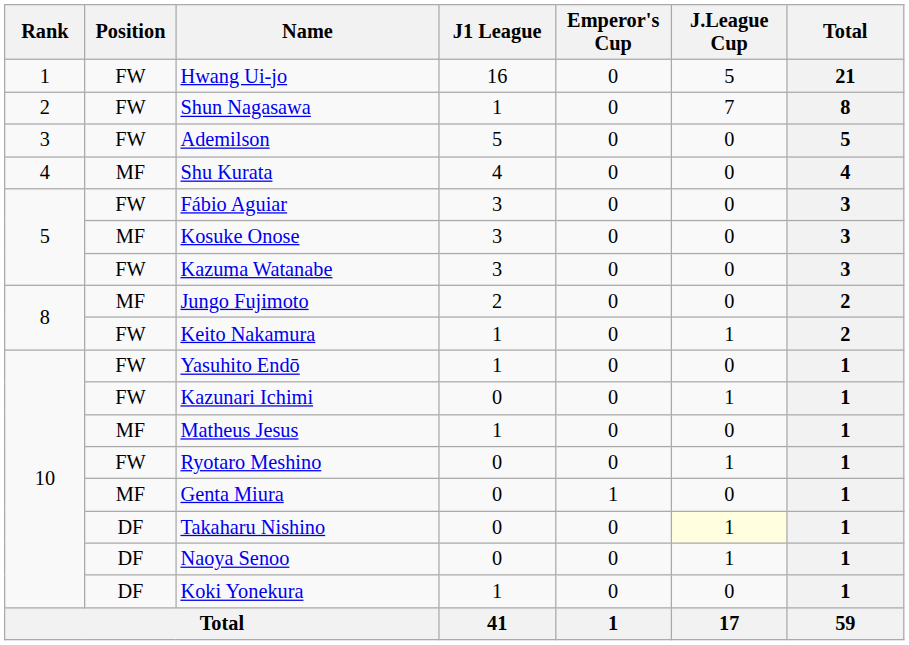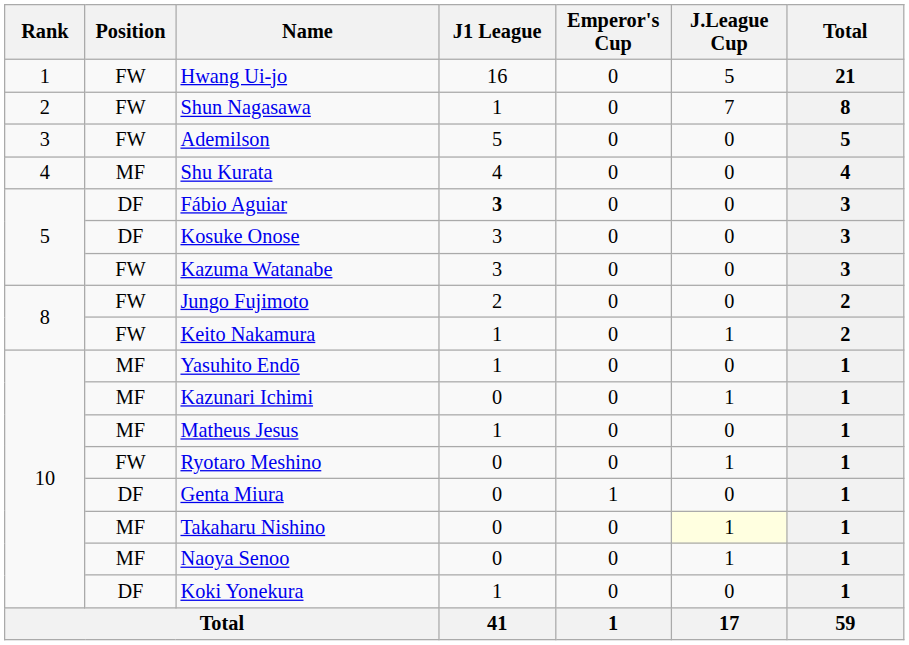(130, 204) FW -> (130, 204) DF
(497, 204) normal -> (497, 204) bold
(130, 236) MF -> (130, 236) DF
(130, 301) MF -> (130, 301) FW
(130, 365) FW -> (130, 365) MF
(130, 397) FW -> (130, 397) MF
(130, 494) MF -> (130, 494) DF
(130, 526) DF -> (130, 526) MF
(130, 559) DF -> (130, 559) MF
